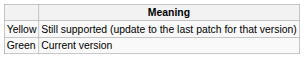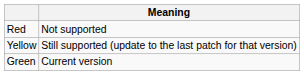+ row: (16, 29)
